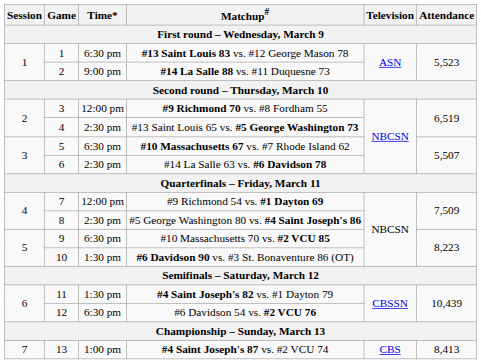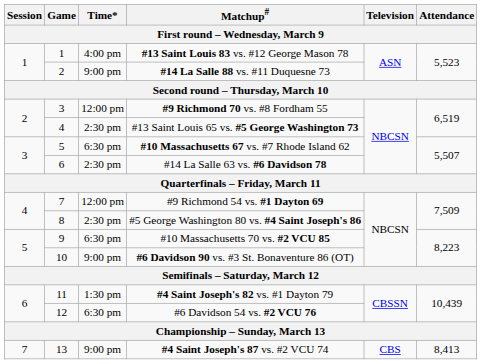(103, 53) 6:30 pm -> (103, 53) 4:00 pm
(103, 257) 1:30 pm -> (103, 257) 9:00 pm
(103, 350) 1:00 pm -> (103, 350) 9:00 pm
